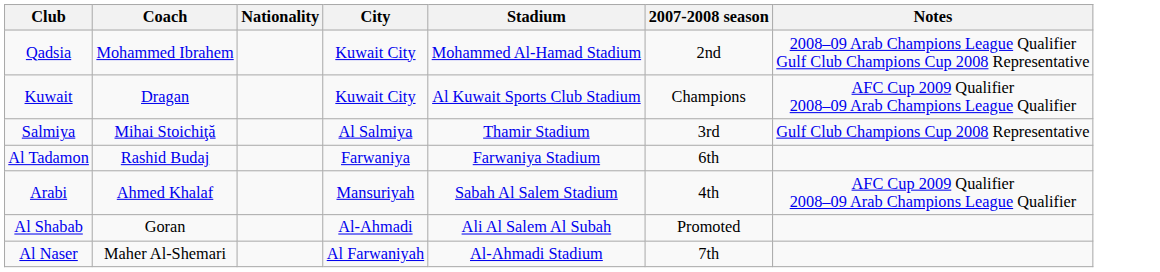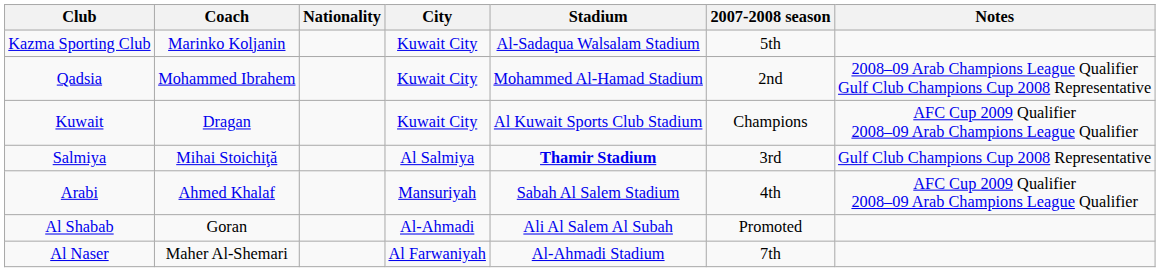+ row: (79, 43)
(536, 131) normal -> (598, 157) bold
- row: (49, 157)
